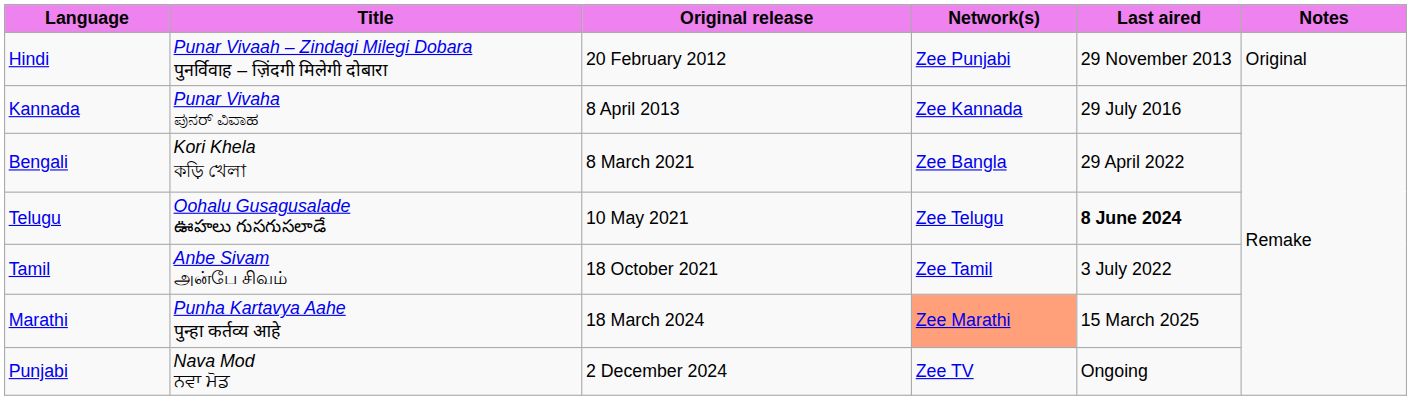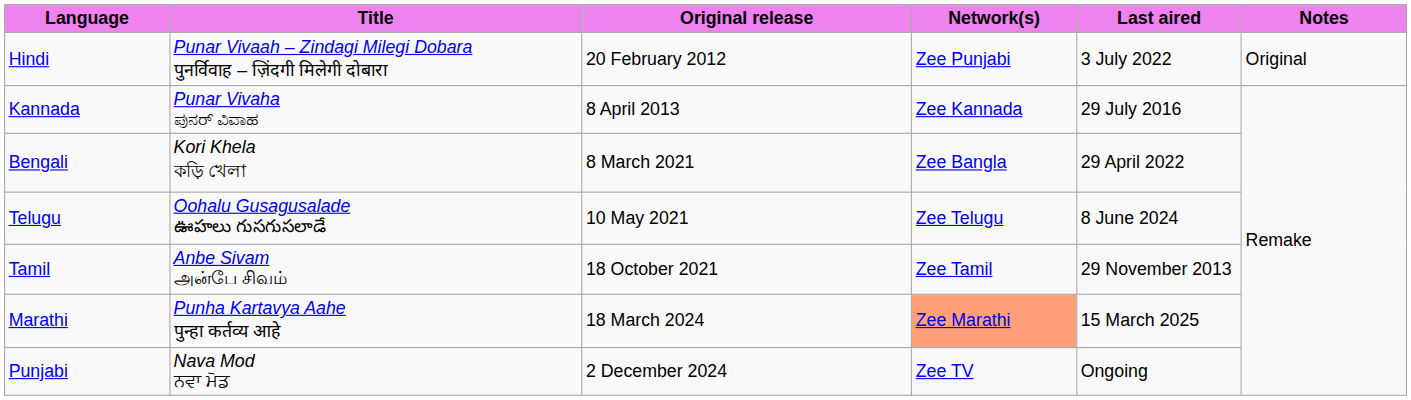(1156, 58) 29 November 2013 -> (1126, 58) 3 July 2022
(1131, 217) bold -> (1130, 217) normal
(1126, 269) 3 July 2022 -> (1156, 269) 29 November 2013
